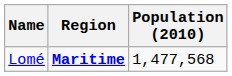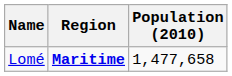(173, 59) 1,477,568 -> (173, 59) 1,477,658
